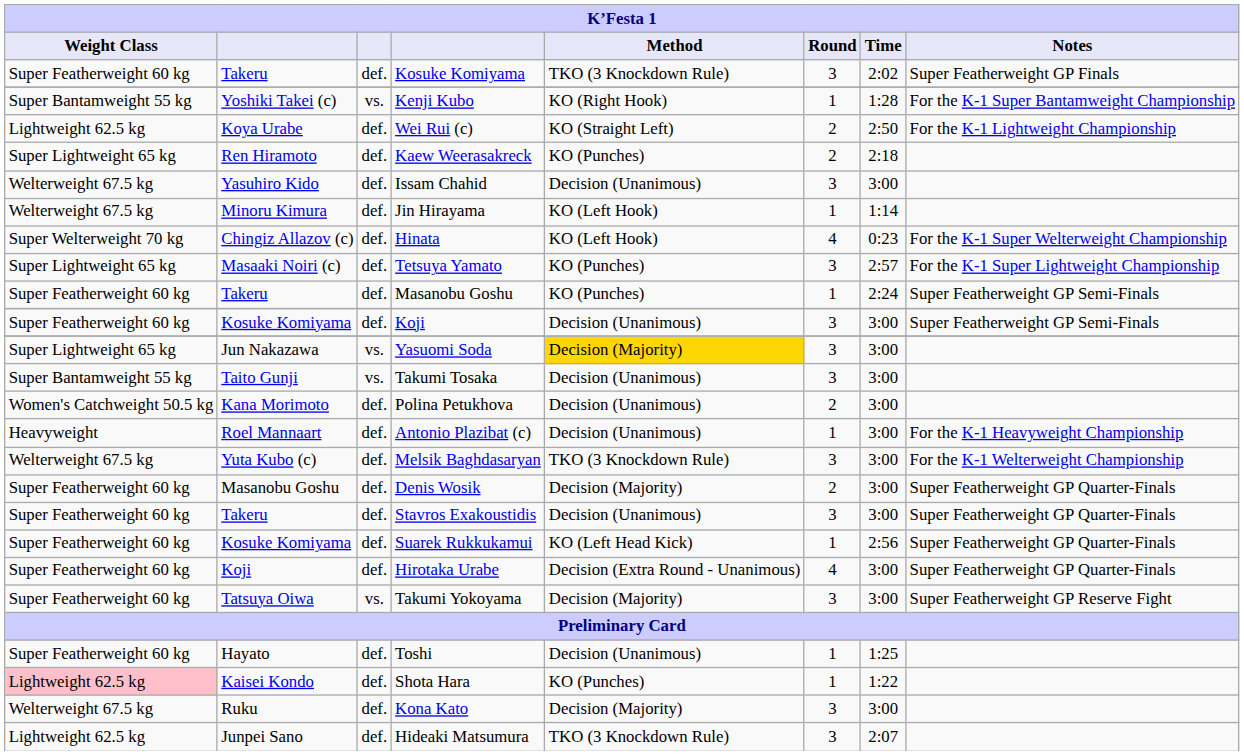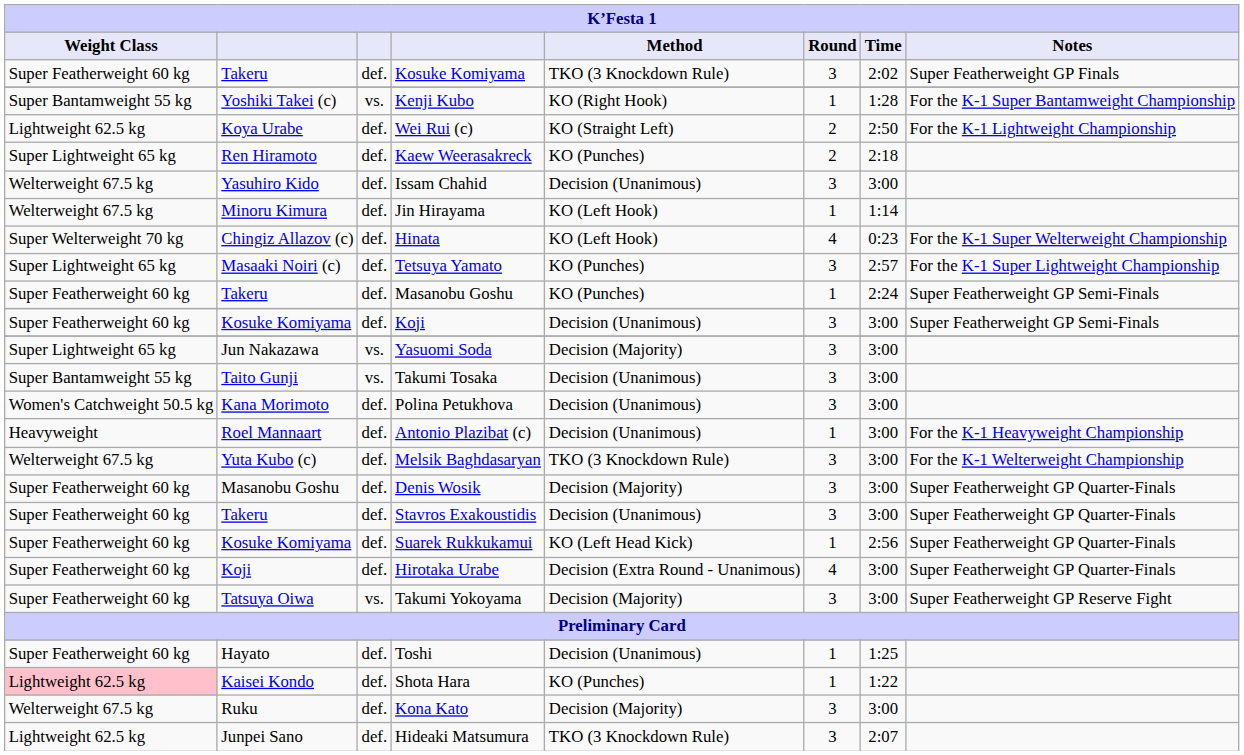(616, 349) gold background -> (616, 349) no background
(832, 404) 2 -> (832, 404) 3
(832, 487) 2 -> (832, 487) 3
